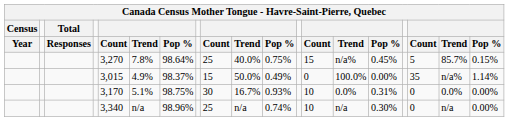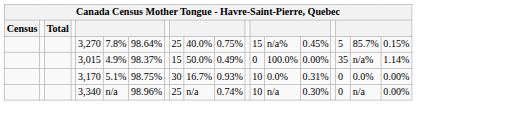- row: (22, 44)
